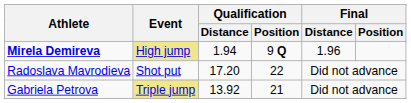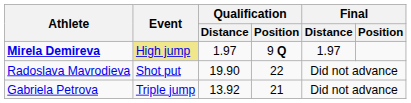(225, 52) 1.94 -> (225, 52) 1.97
(329, 52) 1.96 -> (329, 52) 1.97
(225, 71) 17.20 -> (225, 71) 19.90
(166, 90) khaki background -> (166, 90) no background
